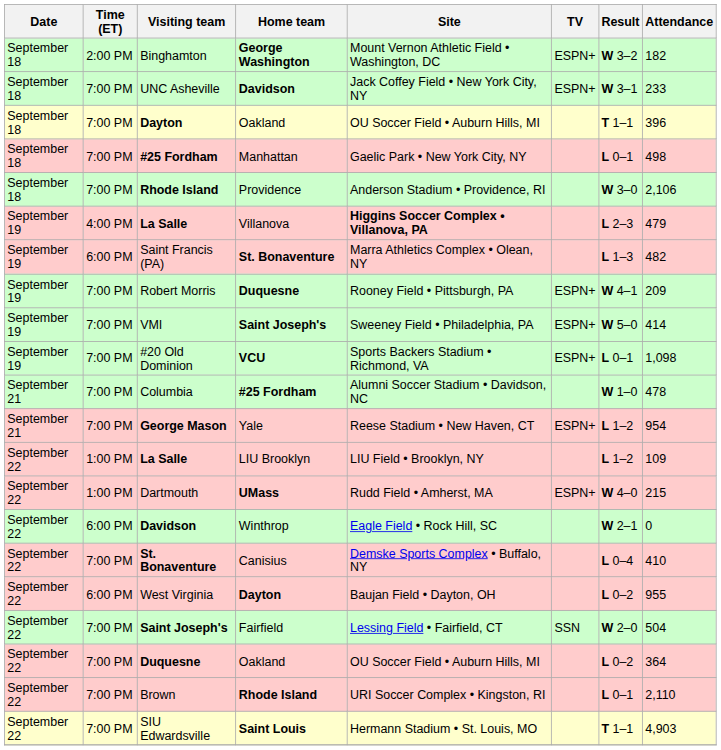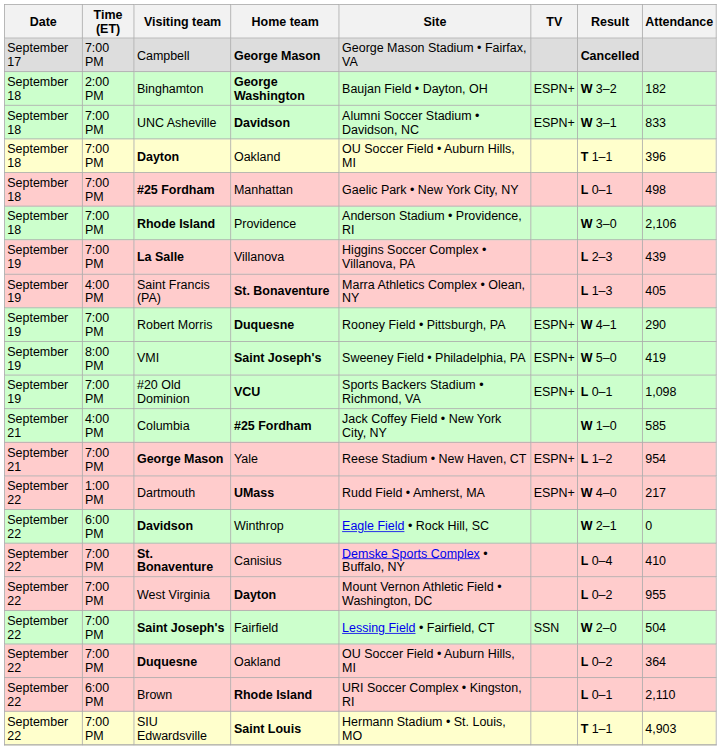+ row: (163, 55)
(430, 55) Mount Vernon Athletic Field • Washington, DC -> (415, 89) Baujan Field • Dayton, OH
(443, 89) Jack Coffey Field • New York City, NY -> (411, 122) Alumni Soccer Stadium • Davidson, NC
(656, 89) 233 -> (656, 122) 833
(109, 223) 4:00 PM -> (97, 257) 7:00 PM
(427, 223) bold -> (414, 257) normal
(656, 223) 479 -> (656, 257) 439
(109, 257) 6:00 PM -> (97, 291) 4:00 PM
(656, 257) 482 -> (656, 291) 405
(656, 291) 209 -> (656, 324) 290
(109, 324) 7:00 PM -> (97, 358) 8:00 PM
(656, 324) 414 -> (656, 358) 419
(109, 392) 7:00 PM -> (97, 425) 4:00 PM
(448, 392) Alumni Soccer Stadium • Davidson, NC -> (422, 425) Jack Coffey Field • New York City, NY
(656, 392) 478 -> (656, 425) 585
- row: (164, 459)
(656, 493) 215 -> (656, 493) 217
(109, 594) 6:00 PM -> (97, 594) 7:00 PM
(423, 594) Baujan Field • Dayton, OH -> (422, 594) Mount Vernon Athletic Field • Washington, DC
(109, 695) 7:00 PM -> (97, 695) 6:00 PM
